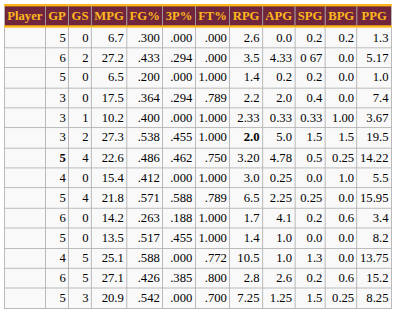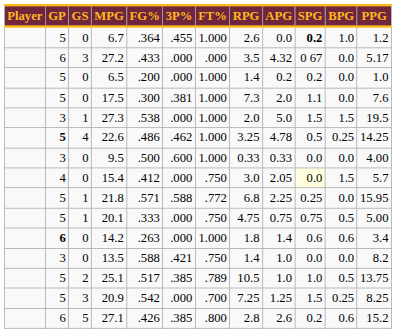(149, 37) .300 -> (149, 37) .364
(181, 37) .000 -> (181, 37) .455
(216, 37) .000 -> (213, 37) 1.000
(314, 37) normal -> (314, 37) bold
(346, 37) 0.2 -> (346, 37) 1.0
(381, 37) 1.3 -> (381, 37) 1.2
(85, 57) 2 -> (85, 57) 3
(181, 57) .294 -> (181, 57) .000
(281, 57) 4.33 -> (281, 57) 4.32
(63, 97) 3 -> (63, 97) 5
(149, 97) .364 -> (149, 97) .300
(181, 97) .294 -> (181, 97) .381
(216, 97) .789 -> (213, 97) 1.000
(252, 97) 2.2 -> (252, 97) 7.3
(314, 97) 0.4 -> (314, 97) 1.1
(381, 97) 7.4 -> (381, 97) 7.6
- row: (113, 117)
(85, 137) 2 -> (85, 117) 1
(181, 137) .455 -> (181, 117) .000
(252, 137) bold -> (252, 117) normal
(216, 158) .750 -> (213, 137) 1.000
(248, 158) 3.20 -> (248, 137) 3.25
(374, 158) 14.22 -> (374, 137) 14.25
+ row: (116, 158)
(213, 178) 1.000 -> (216, 178) .750
(281, 178) 0.25 -> (281, 178) 2.05
(314, 178) no background -> (314, 178) lightyellow background
(346, 178) 1.0 -> (346, 178) 1.5
(381, 178) 5.5 -> (381, 178) 5.7
(85, 198) 4 -> (85, 198) 1
(216, 198) .789 -> (216, 198) .772
(252, 198) 6.5 -> (252, 198) 6.8
+ row: (113, 218)
(63, 218) normal -> (63, 238) bold
(181, 218) .188 -> (181, 238) .000
(252, 218) 1.7 -> (252, 238) 1.8
(284, 218) 4.1 -> (284, 238) 1.4
(314, 218) 0.2 -> (314, 238) 0.6
(63, 238) 5 -> (63, 258) 3
(149, 238) .517 -> (149, 258) .588
(181, 238) .455 -> (181, 258) .421
(213, 238) 1.000 -> (216, 258) .750
(63, 258) 4 -> (63, 278) 5
(85, 258) 5 -> (85, 278) 2
(149, 258) .588 -> (149, 278) .517
(181, 258) .000 -> (181, 278) .385
(216, 258) .772 -> (216, 278) .789
(314, 258) 1.3 -> (314, 278) 1.0
(346, 258) 0.0 -> (346, 278) 0.5
rows swapped: (113, 298) <-> (113, 278)
